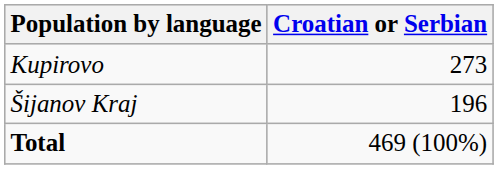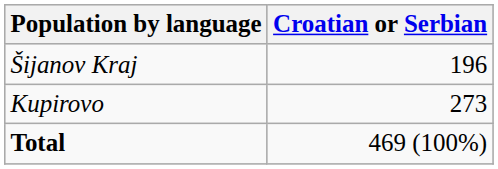rows swapped: (57, 63) <-> (74, 103)
